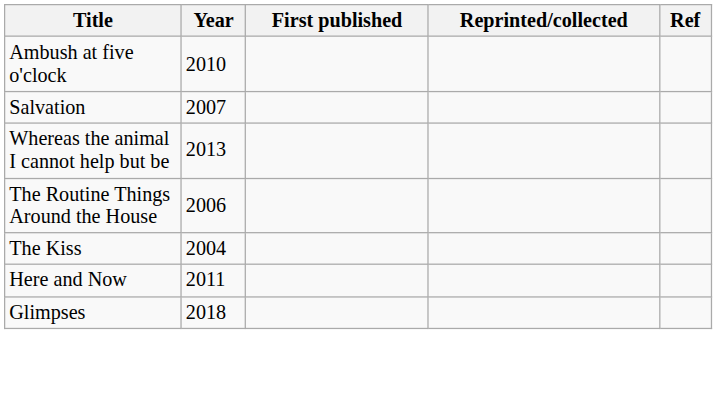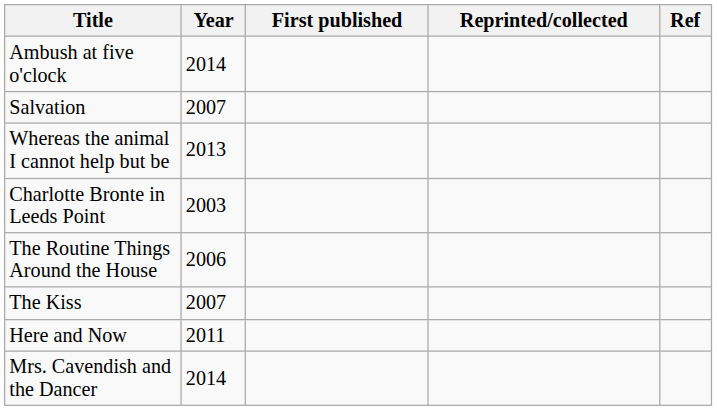(206, 63) 2010 -> (206, 63) 2014
+ row: (87, 205)
(206, 248) 2004 -> (206, 303) 2007
+ row: (90, 378)
- row: (47, 312)
